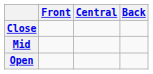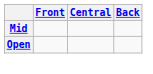- row: (22, 29)
